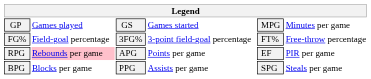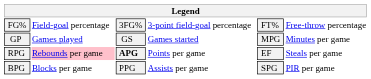rows swapped: (13, 25) <-> (17, 39)
(128, 53) normal -> (129, 53) bold
(310, 53) PIR per game -> (314, 53) Steals per game
(314, 67) Steals per game -> (310, 67) PIR per game
